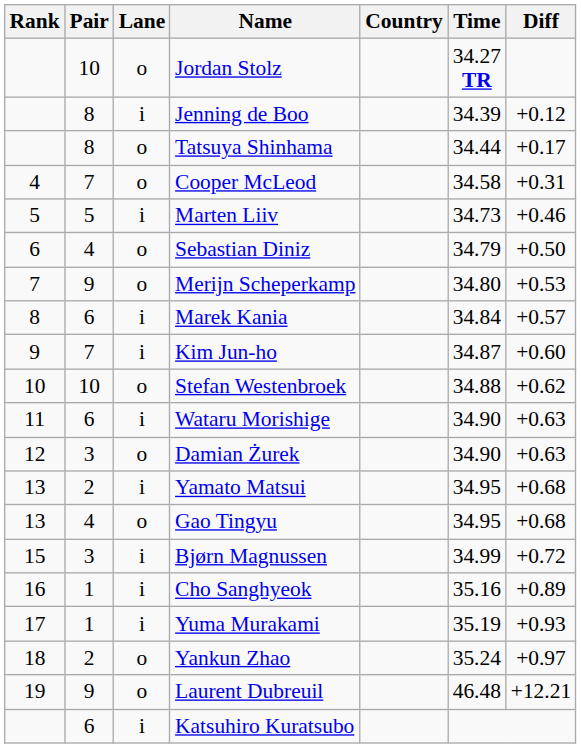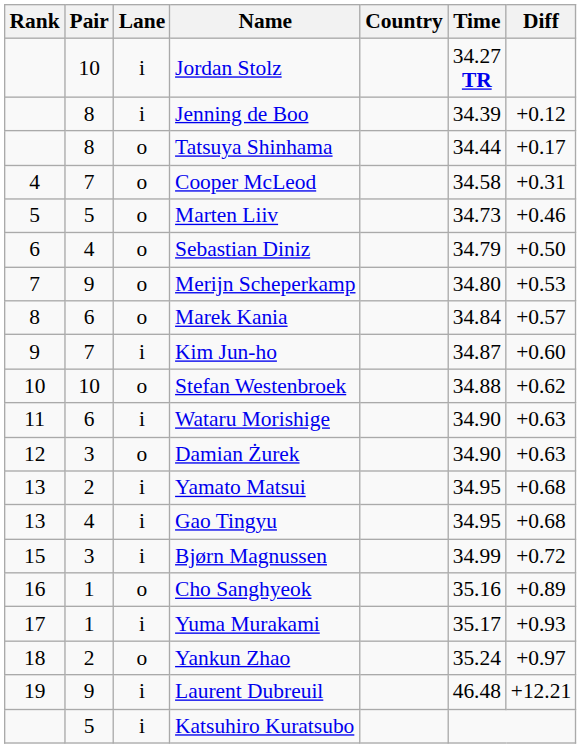(142, 67) o -> (142, 67) i
(142, 215) i -> (142, 215) o
(142, 317) i -> (142, 317) o
(142, 521) o -> (142, 521) i
(142, 589) i -> (142, 589) o
(477, 623) 35.19 -> (477, 623) 35.17
(142, 691) o -> (142, 691) i
(89, 725) 6 -> (89, 725) 5
